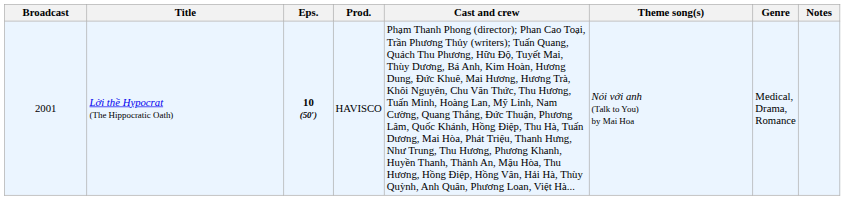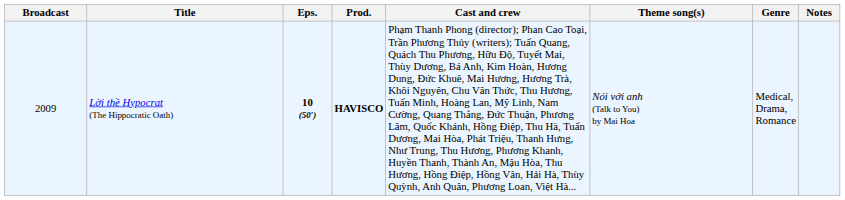(46, 108) 2001 -> (46, 108) 2009
(359, 108) normal -> (359, 108) bold
